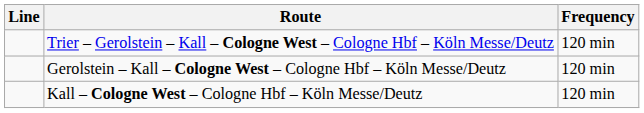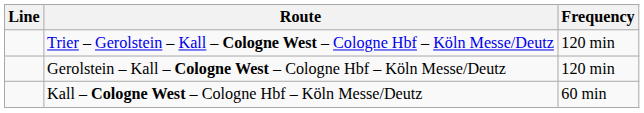(588, 94) 120 min -> (584, 94) 60 min
